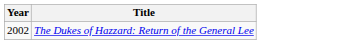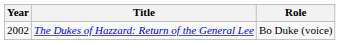+ column: (296, 13)
